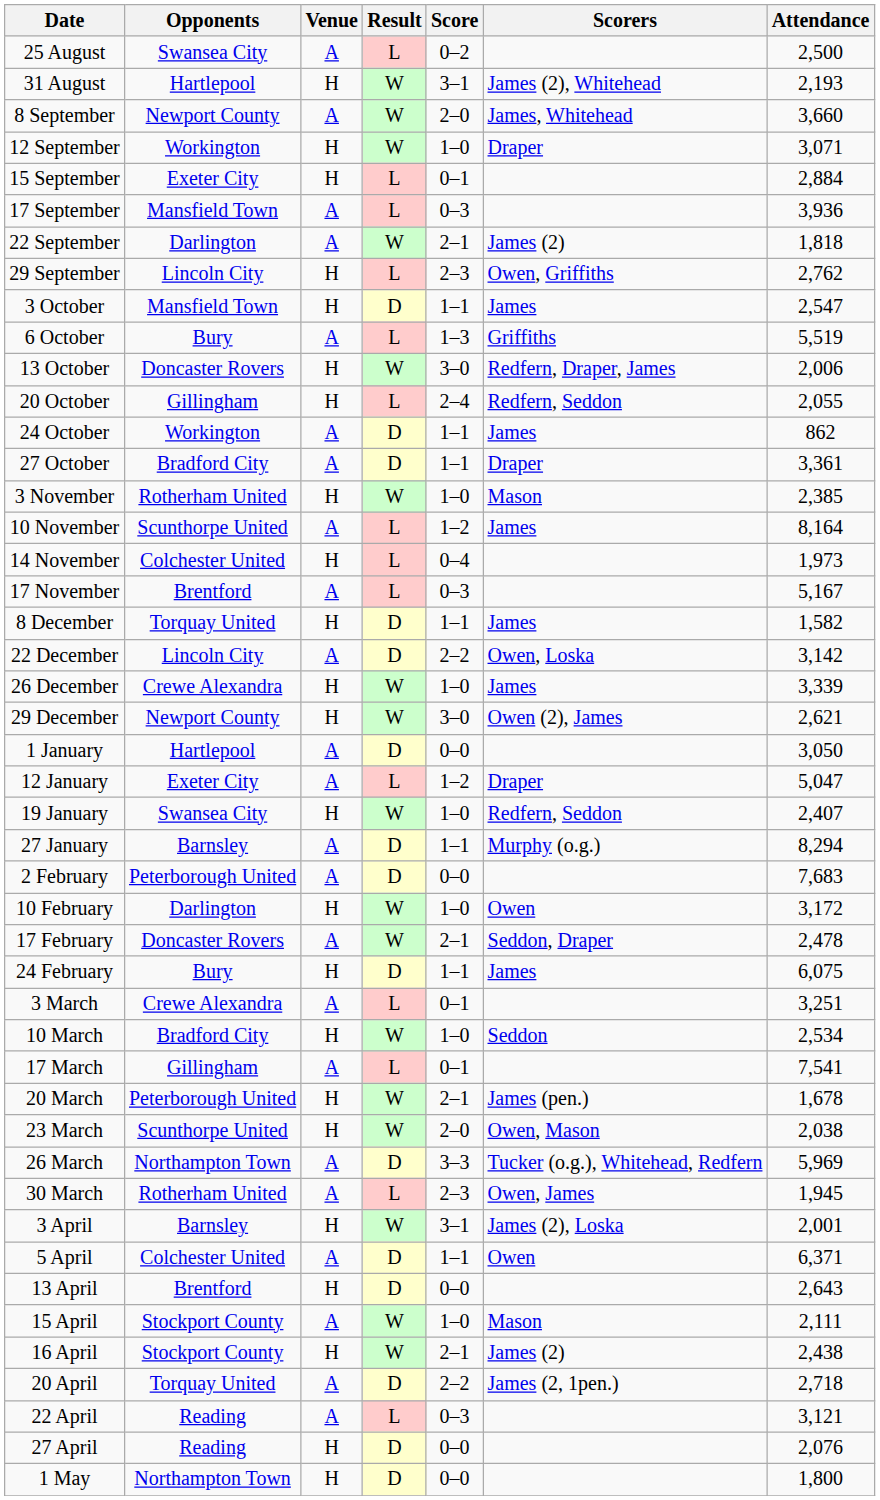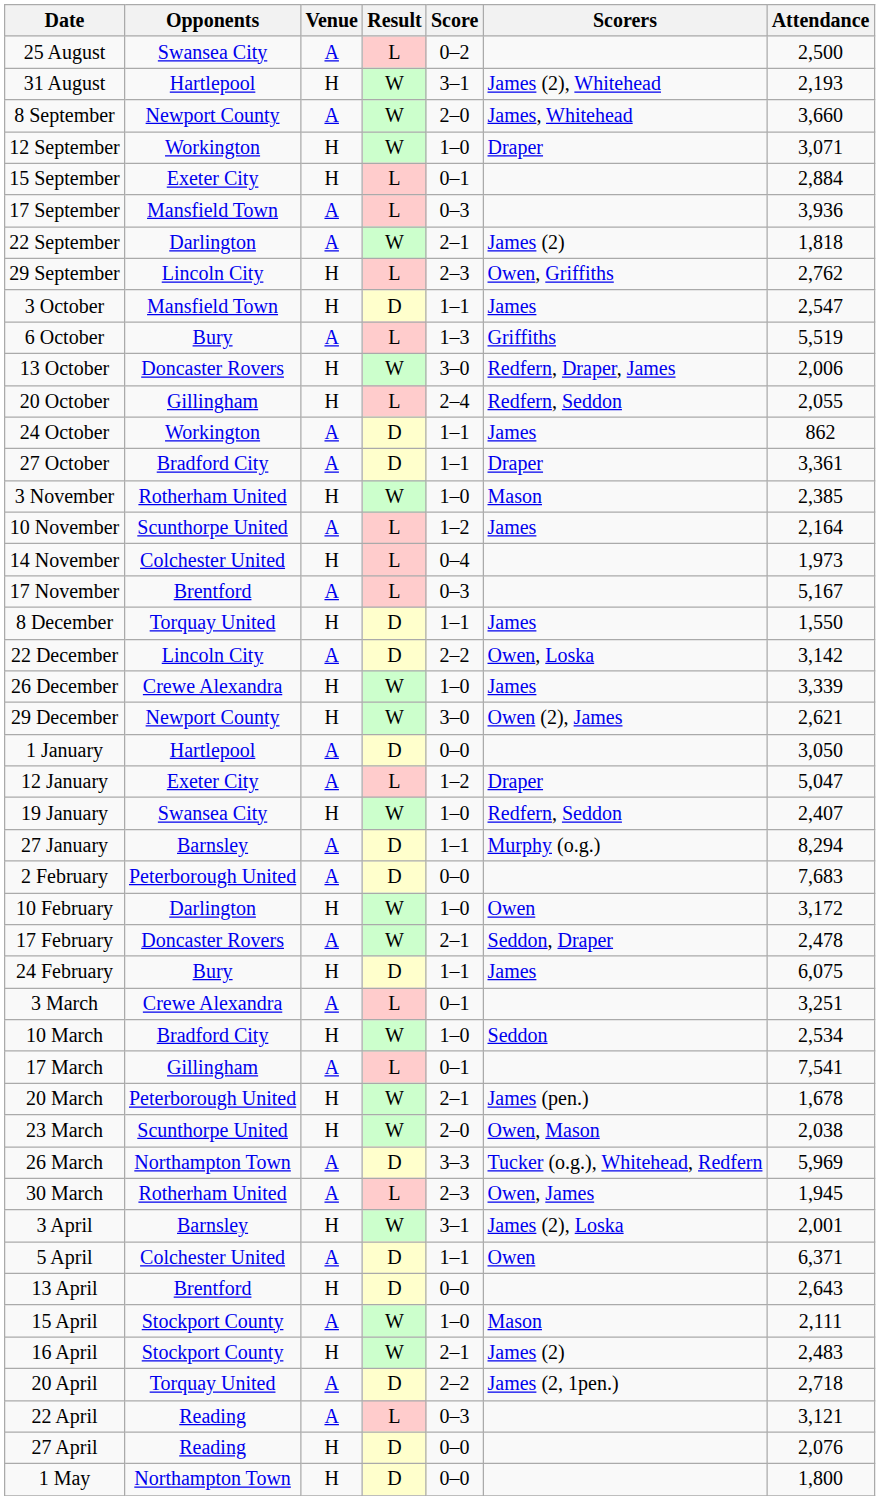(821, 527) 8,164 -> (821, 527) 2,164
(821, 623) 1,582 -> (821, 623) 1,550
(821, 1352) 2,438 -> (821, 1352) 2,483
